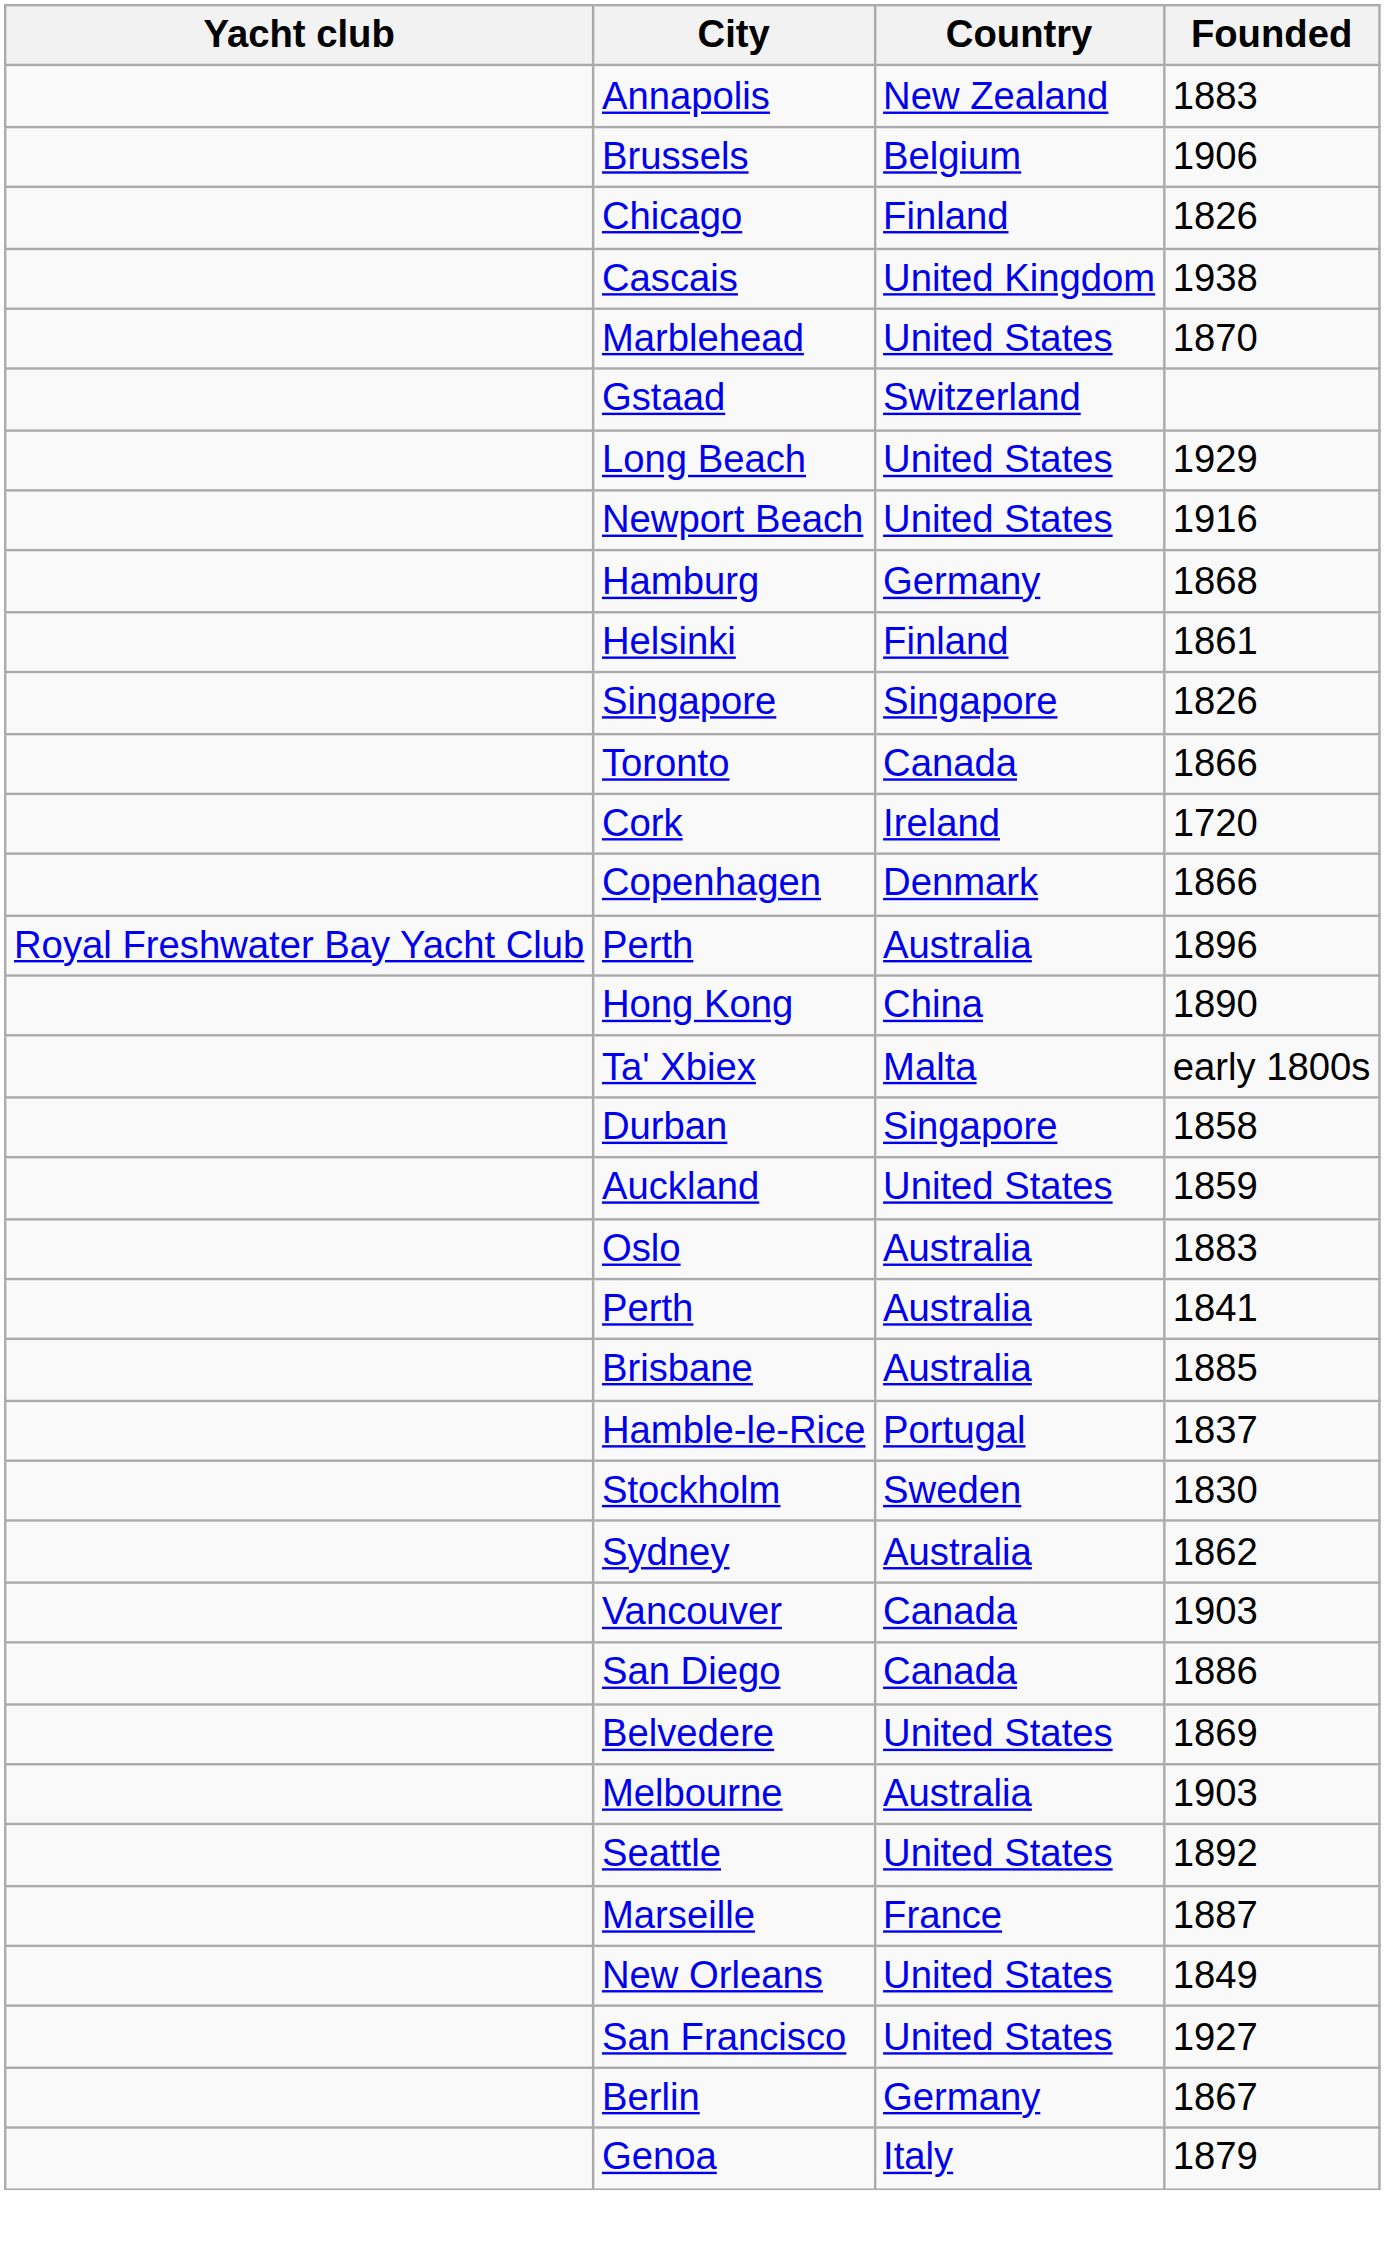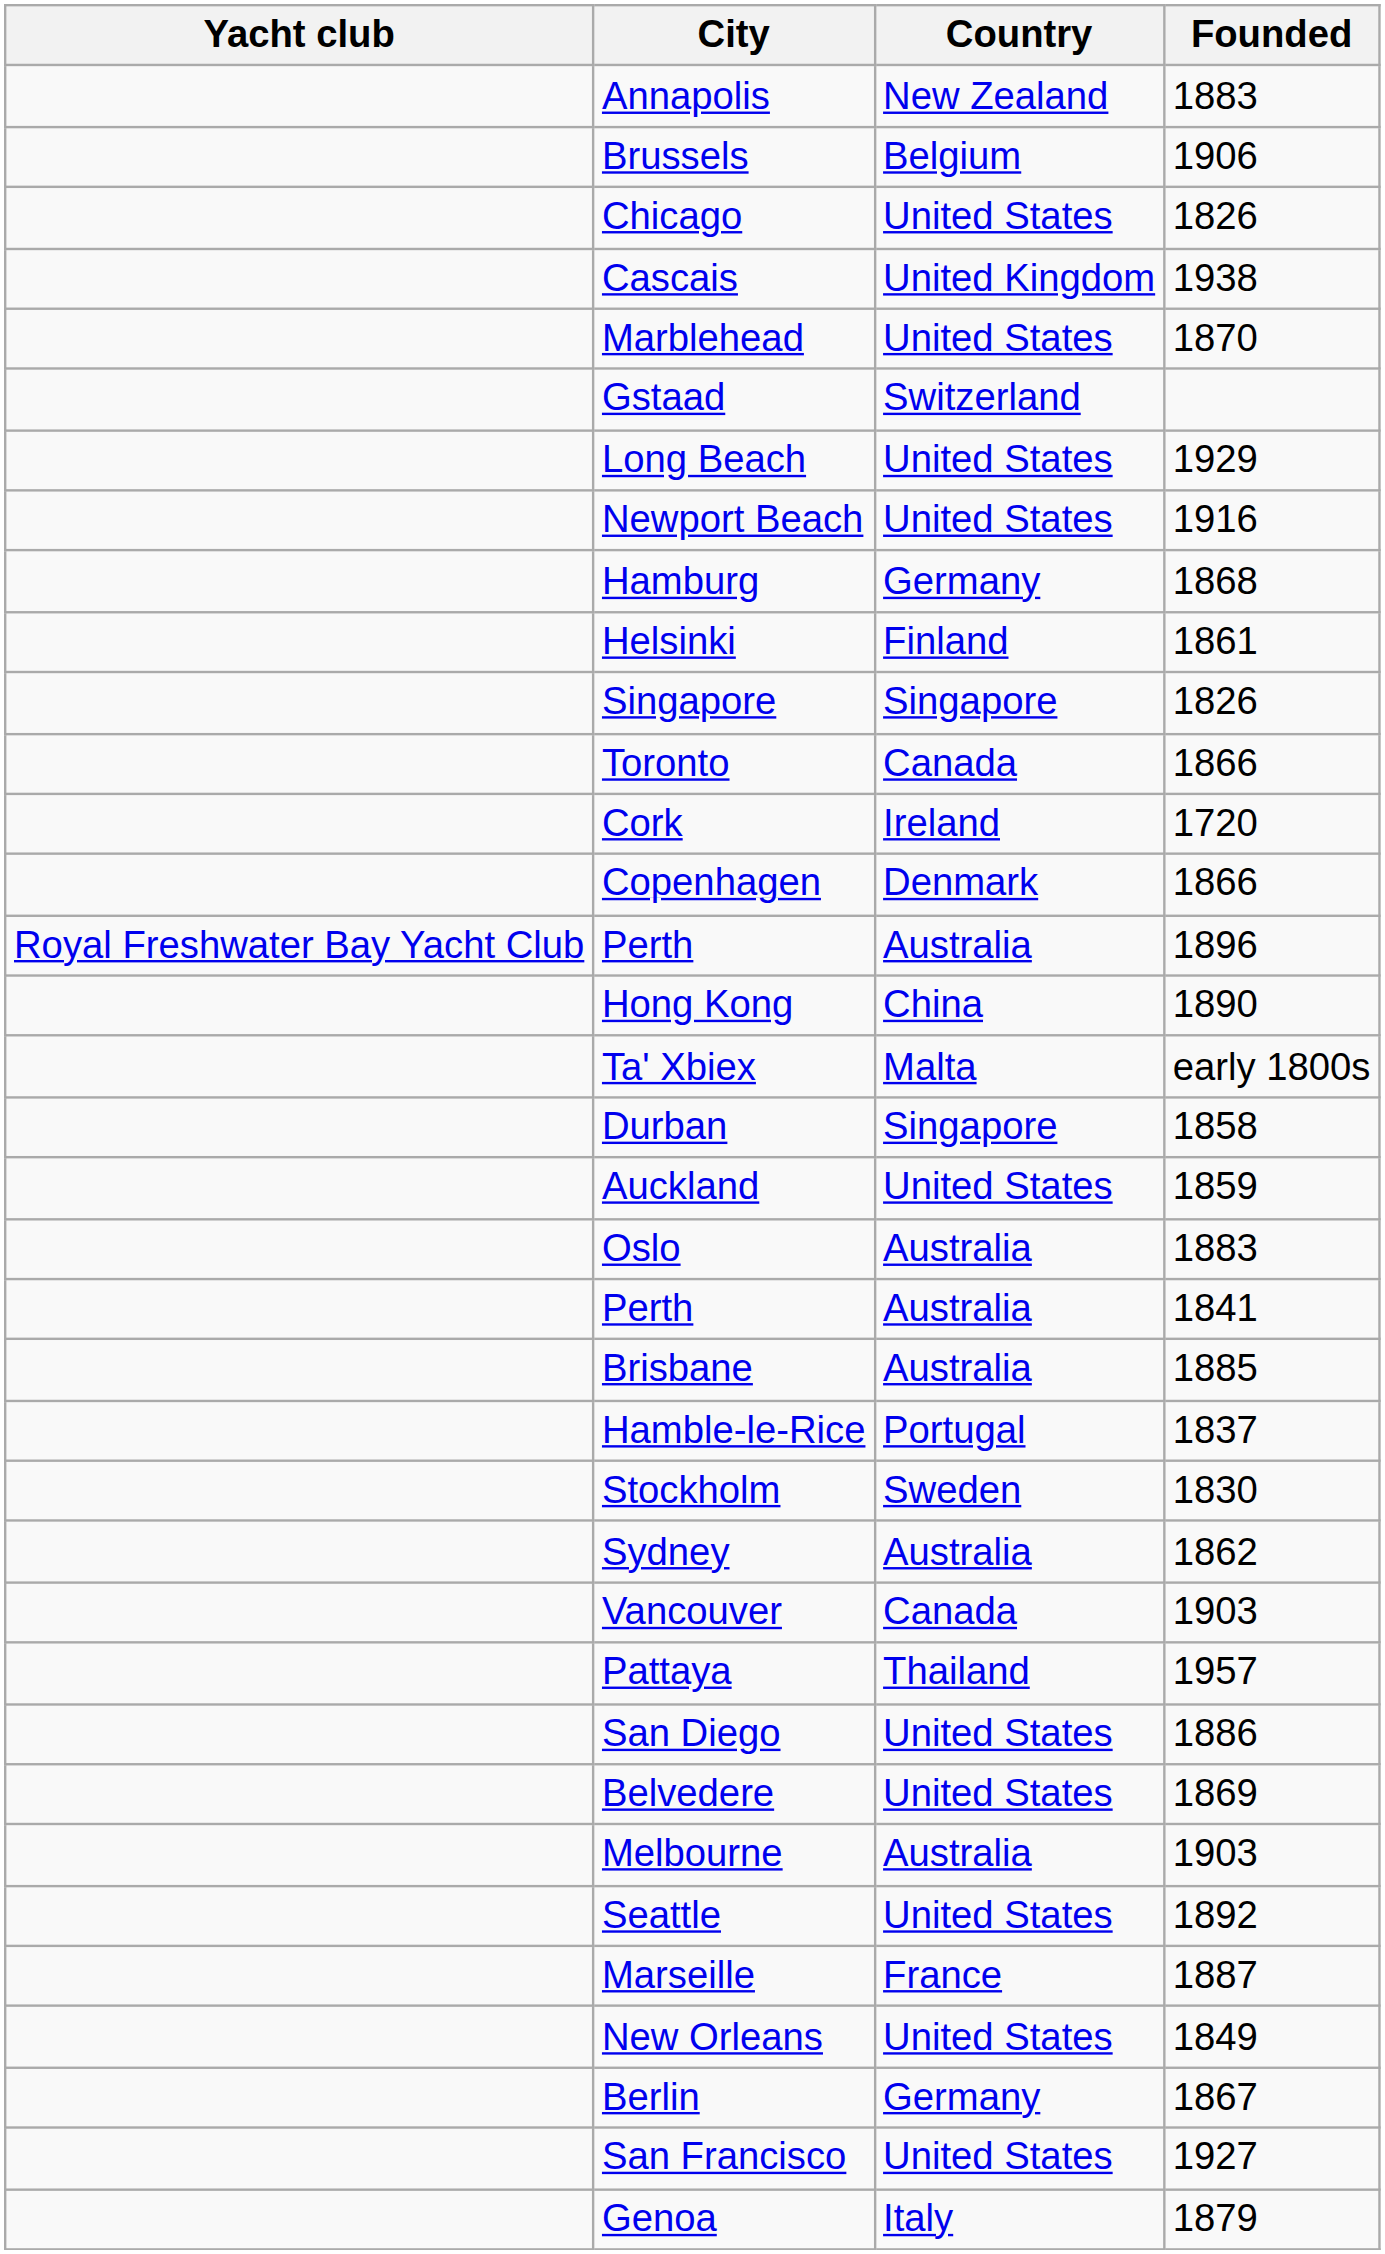(946, 216) Finland -> (998, 216) United States
+ row: (667, 1672)
(950, 1672) Canada -> (998, 1732) United States
rows swapped: (724, 2036) <-> (651, 2096)
